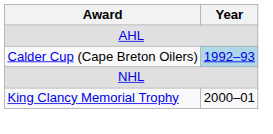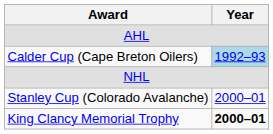+ row: (108, 98)
(229, 98) normal -> (240, 118) bold
